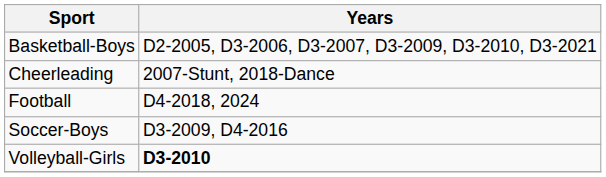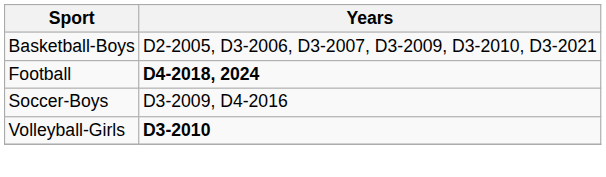- row: (61, 74)
(201, 102) normal -> (201, 74) bold
